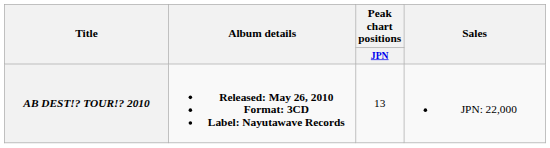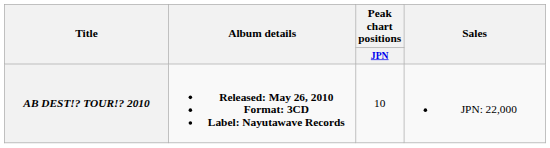(380, 103) 13 -> (380, 103) 10
